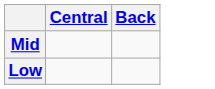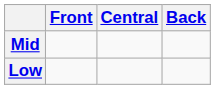+ column: (71, 17)
